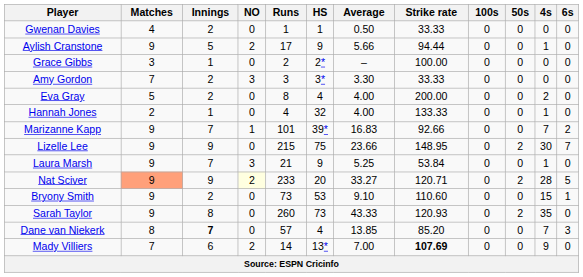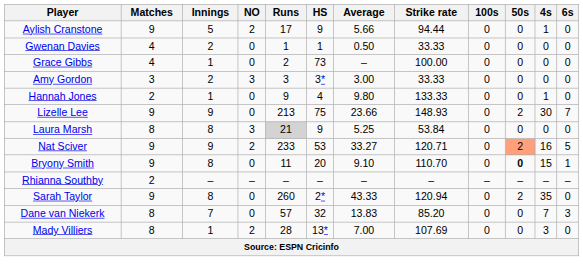rows swapped: (63, 46) <-> (63, 29)
(152, 63) 3 -> (152, 63) 4
(320, 63) 2* -> (320, 63) 73
(152, 79) 7 -> (152, 79) 3
(364, 79) 3.30 -> (364, 79) 3.00
- row: (63, 96)
(286, 113) 4 -> (286, 96) 9
(320, 113) 32 -> (320, 96) 4
(364, 113) 4.00 -> (364, 96) 9.80
- row: (63, 130)
(286, 146) 215 -> (286, 113) 213
(431, 146) 148.95 -> (431, 113) 148.93
(152, 163) 9 -> (152, 130) 8
(210, 163) 7 -> (210, 130) 8
(286, 163) no background -> (286, 130) lightgrey background
(546, 163) 1 -> (546, 130) 0
(152, 180) lightsalmon background -> (152, 146) no background
(252, 180) lightyellow background -> (252, 146) no background
(320, 180) 20 -> (320, 146) 53
(520, 180) no background -> (520, 146) lightsalmon background
(546, 180) 28 -> (546, 146) 16
(210, 197) 2 -> (210, 163) 8
(286, 197) 73 -> (286, 163) 11
(320, 197) 53 -> (320, 163) 20
(431, 197) 110.60 -> (431, 163) 110.70
(520, 197) normal -> (520, 163) bold
+ row: (63, 180)
(320, 213) 73 -> (320, 197) 2*
(431, 213) 120.93 -> (431, 197) 120.94
(210, 230) bold -> (210, 213) normal
(320, 230) 4 -> (320, 213) 32
(364, 230) 13.85 -> (364, 213) 13.83
(152, 247) 7 -> (152, 230) 8
(210, 247) 6 -> (210, 230) 1
(286, 247) 14 -> (286, 230) 28
(431, 247) bold -> (431, 230) normal
(546, 247) 9 -> (546, 230) 3
